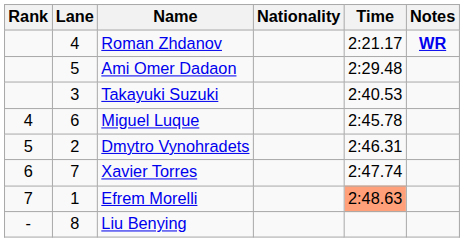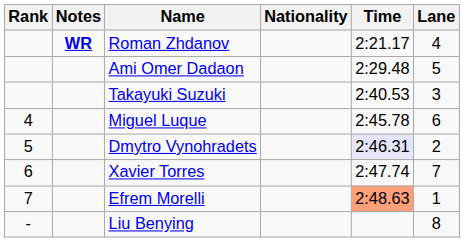columns swapped: (75, 17) <-> (433, 17)
(375, 146) no background -> (382, 146) lavender background
